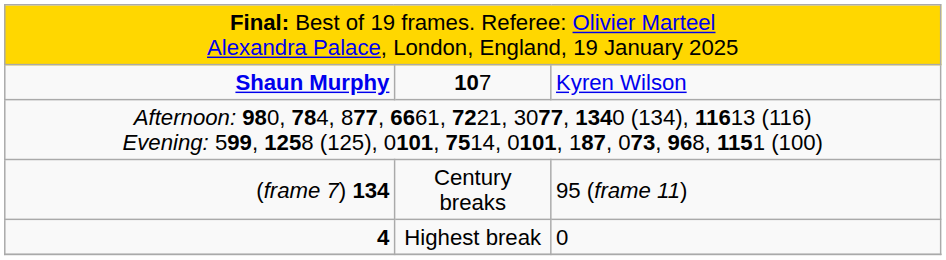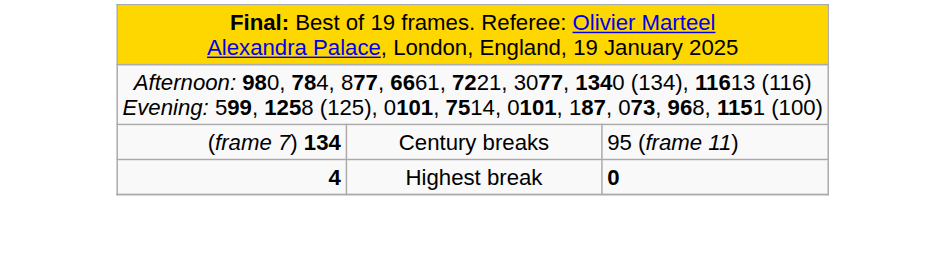- row: (312, 82)
(562, 237) normal -> (613, 178) bold
